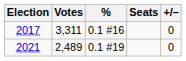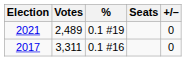rows swapped: (28, 30) <-> (28, 47)
